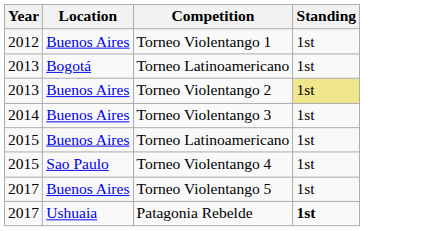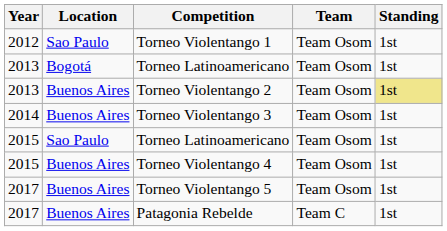+ column: (334, 16)
(88, 41) Buenos Aires -> (78, 41) Sao Paulo
(88, 139) Buenos Aires -> (78, 139) Sao Paulo
(78, 164) Sao Paulo -> (88, 164) Buenos Aires
(72, 213) Ushuaia -> (88, 213) Buenos Aires
(306, 213) bold -> (388, 213) normal
